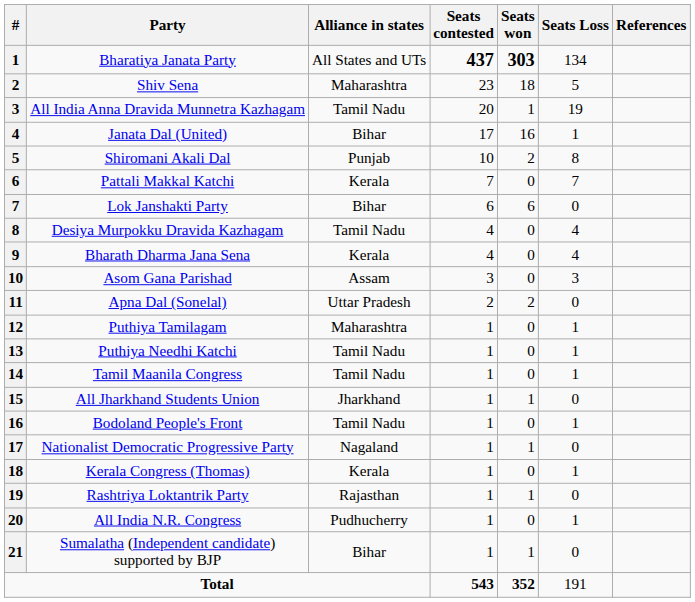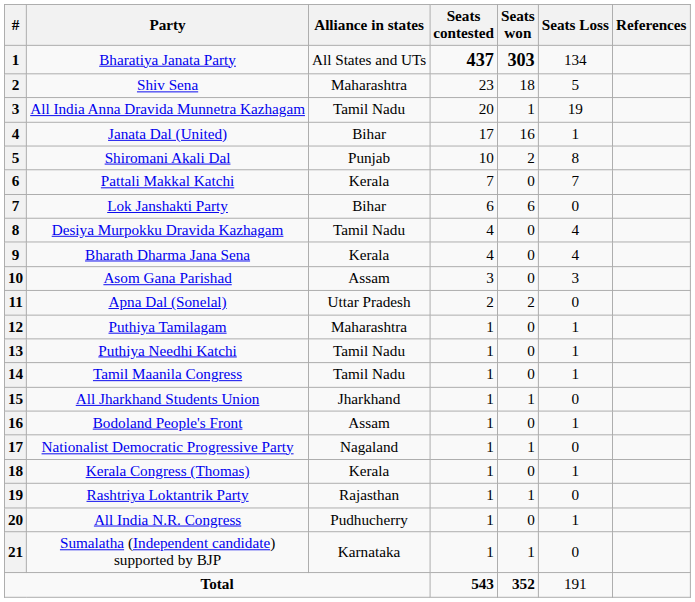(369, 423) Tamil Nadu -> (369, 423) Assam
(369, 552) Bihar -> (369, 552) Karnataka
